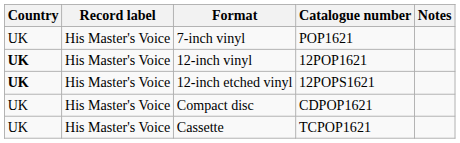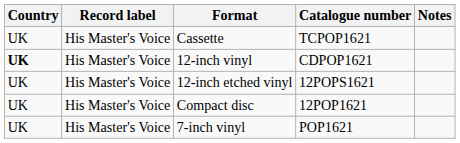rows swapped: (211, 37) <-> (200, 127)
(333, 60) 12POP1621 -> (336, 60) CDPOP1621
(18, 82) bold -> (18, 82) normal
(336, 104) CDPOP1621 -> (333, 104) 12POP1621
